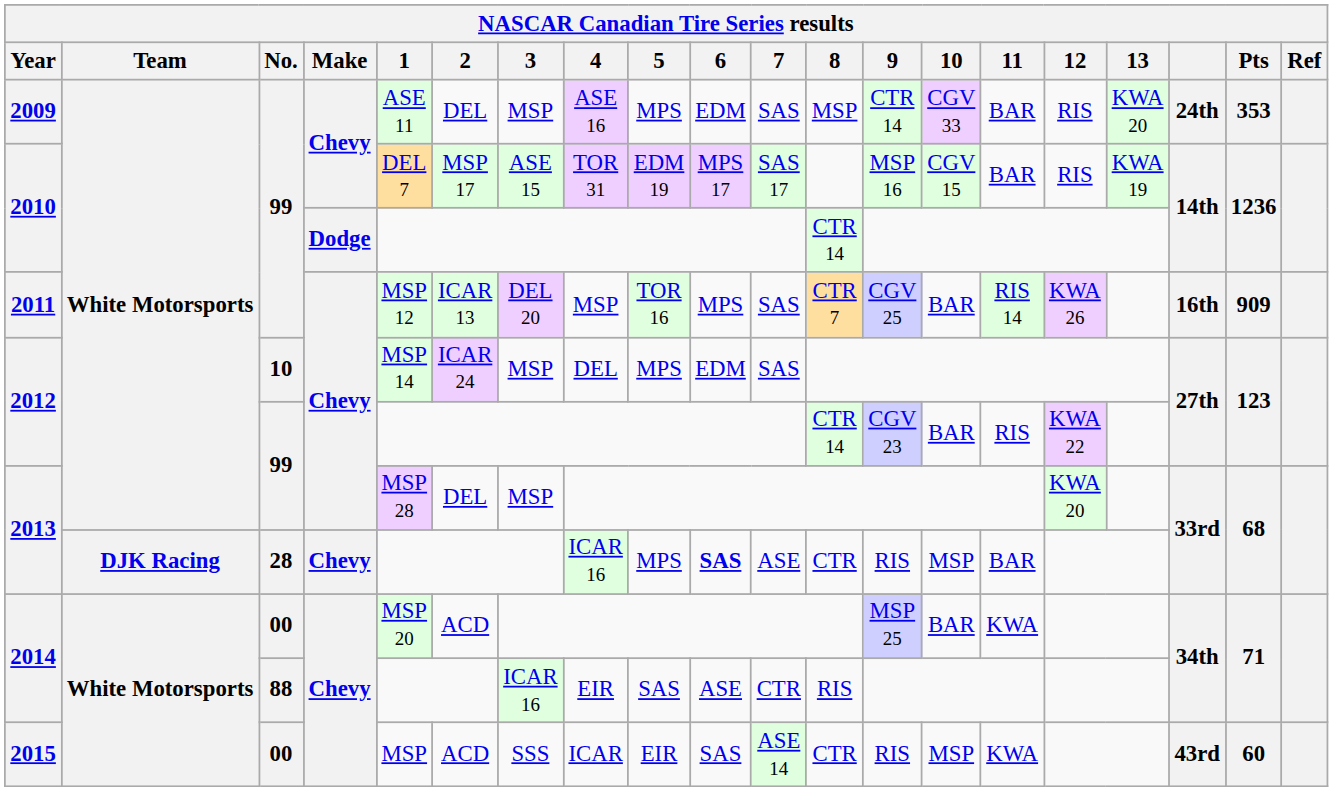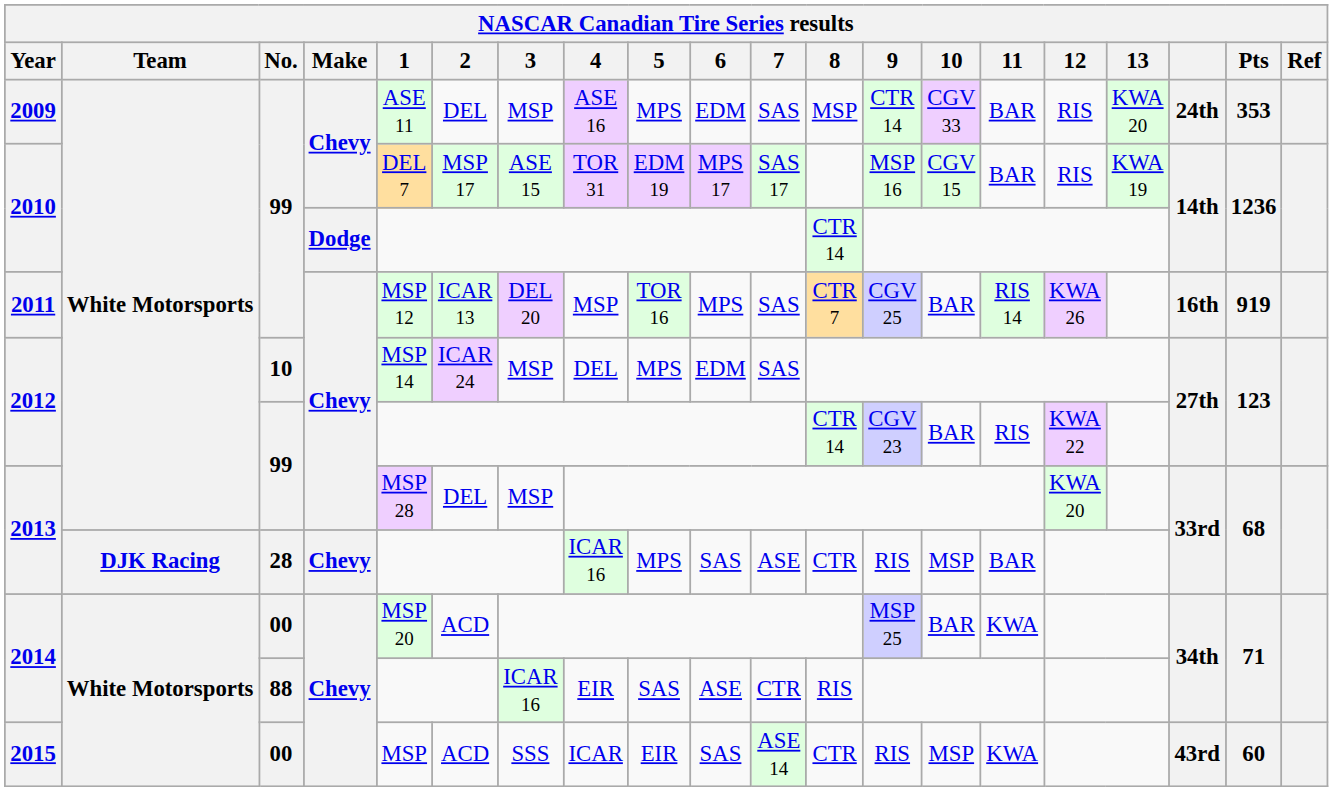(1254, 304) 909 -> (1254, 304) 919
(720, 561) bold -> (720, 561) normal
